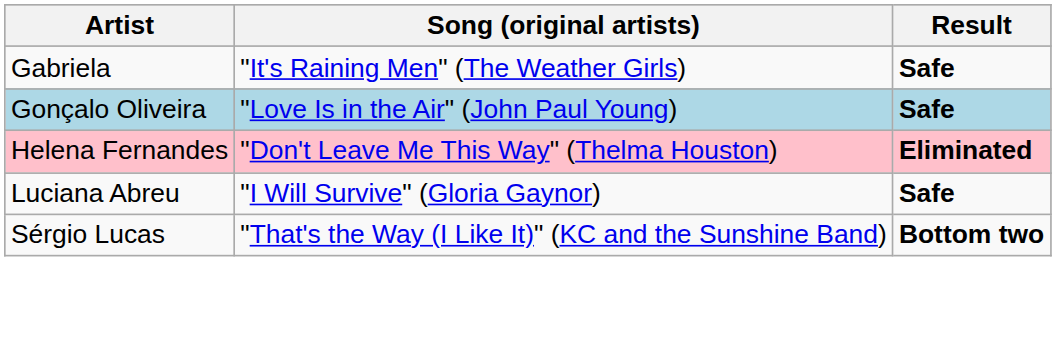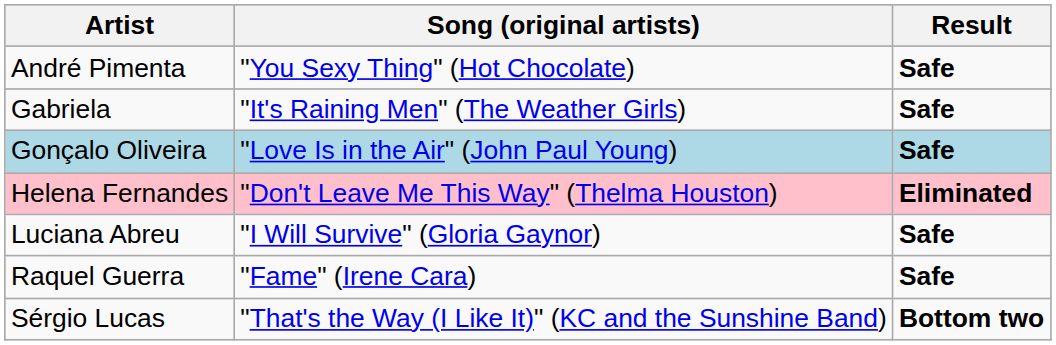+ row: (98, 67)
+ row: (97, 276)
